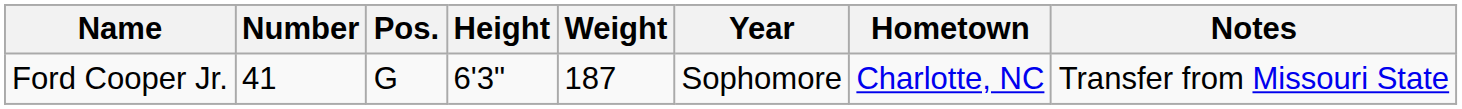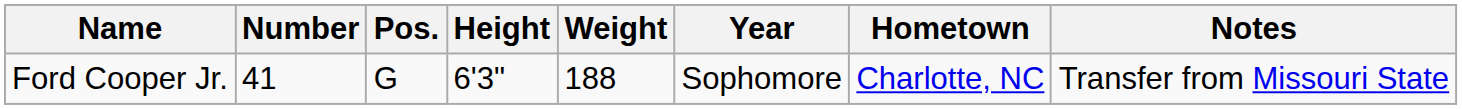(590, 78) 187 -> (590, 78) 188
